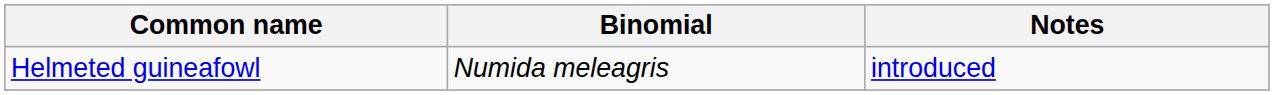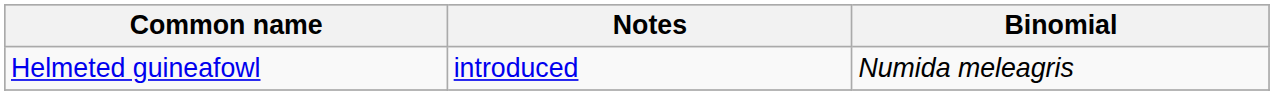columns swapped: (656, 25) <-> (1067, 25)
